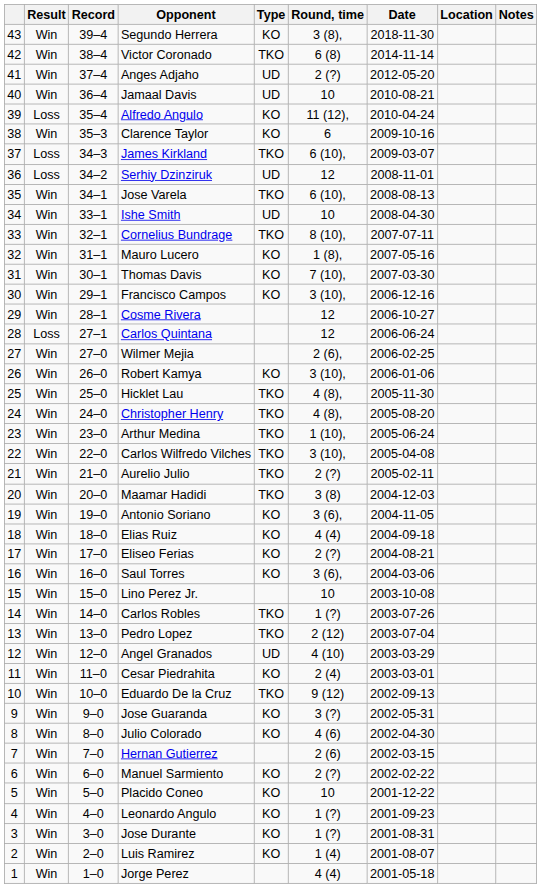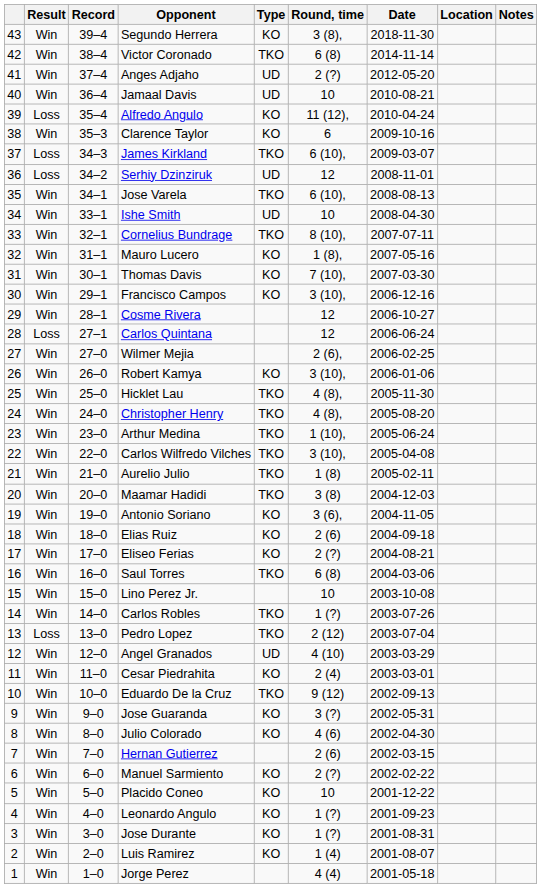(328, 474) 2 (?) -> (328, 474) 1 (8)
(328, 534) 4 (4) -> (328, 534) 2 (6)
(271, 574) KO -> (271, 574) TKO
(328, 574) 3 (6), -> (328, 574) 6 (8)
(46, 634) Win -> (46, 634) Loss
